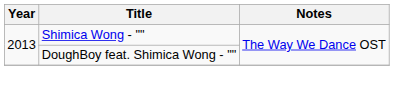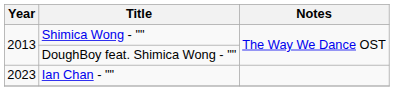+ row: (78, 75)
